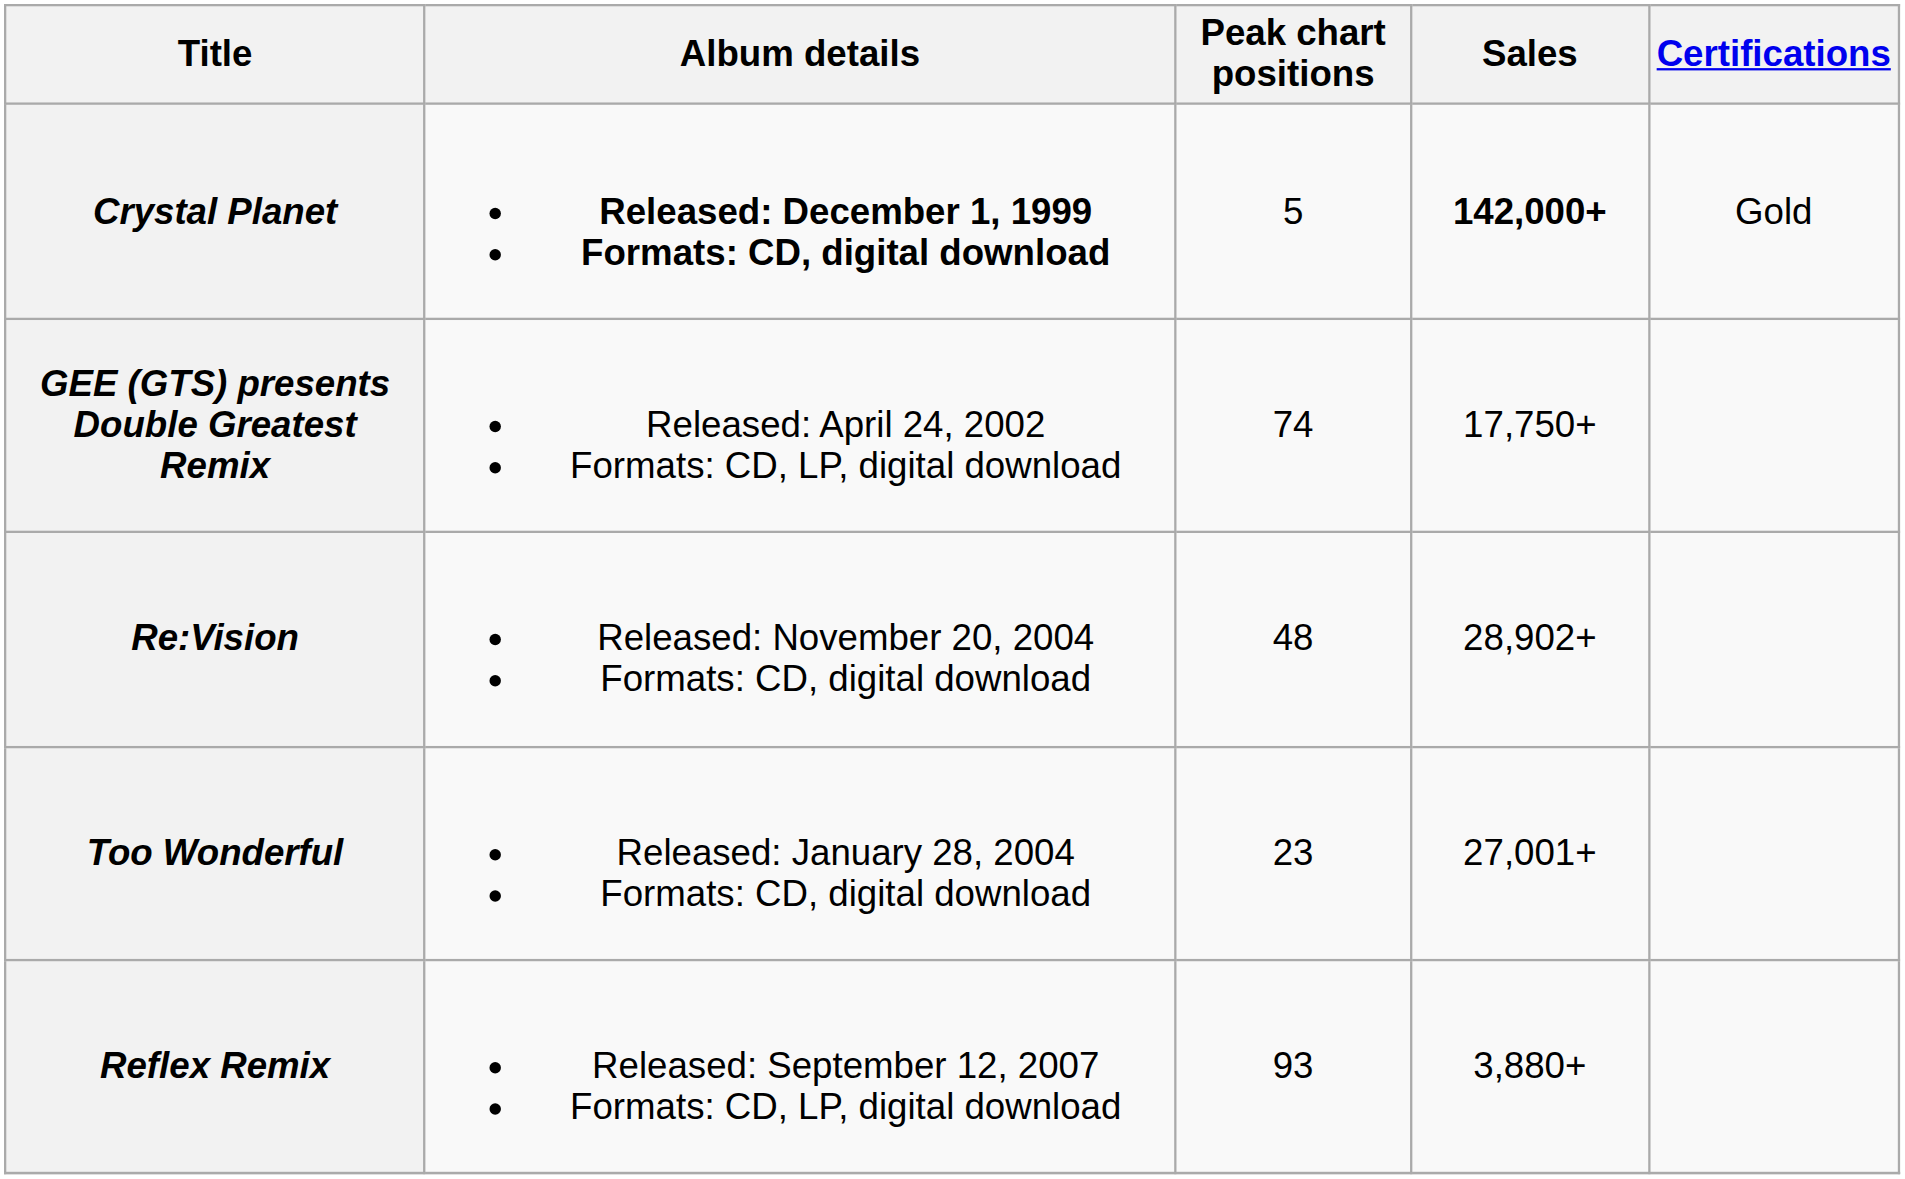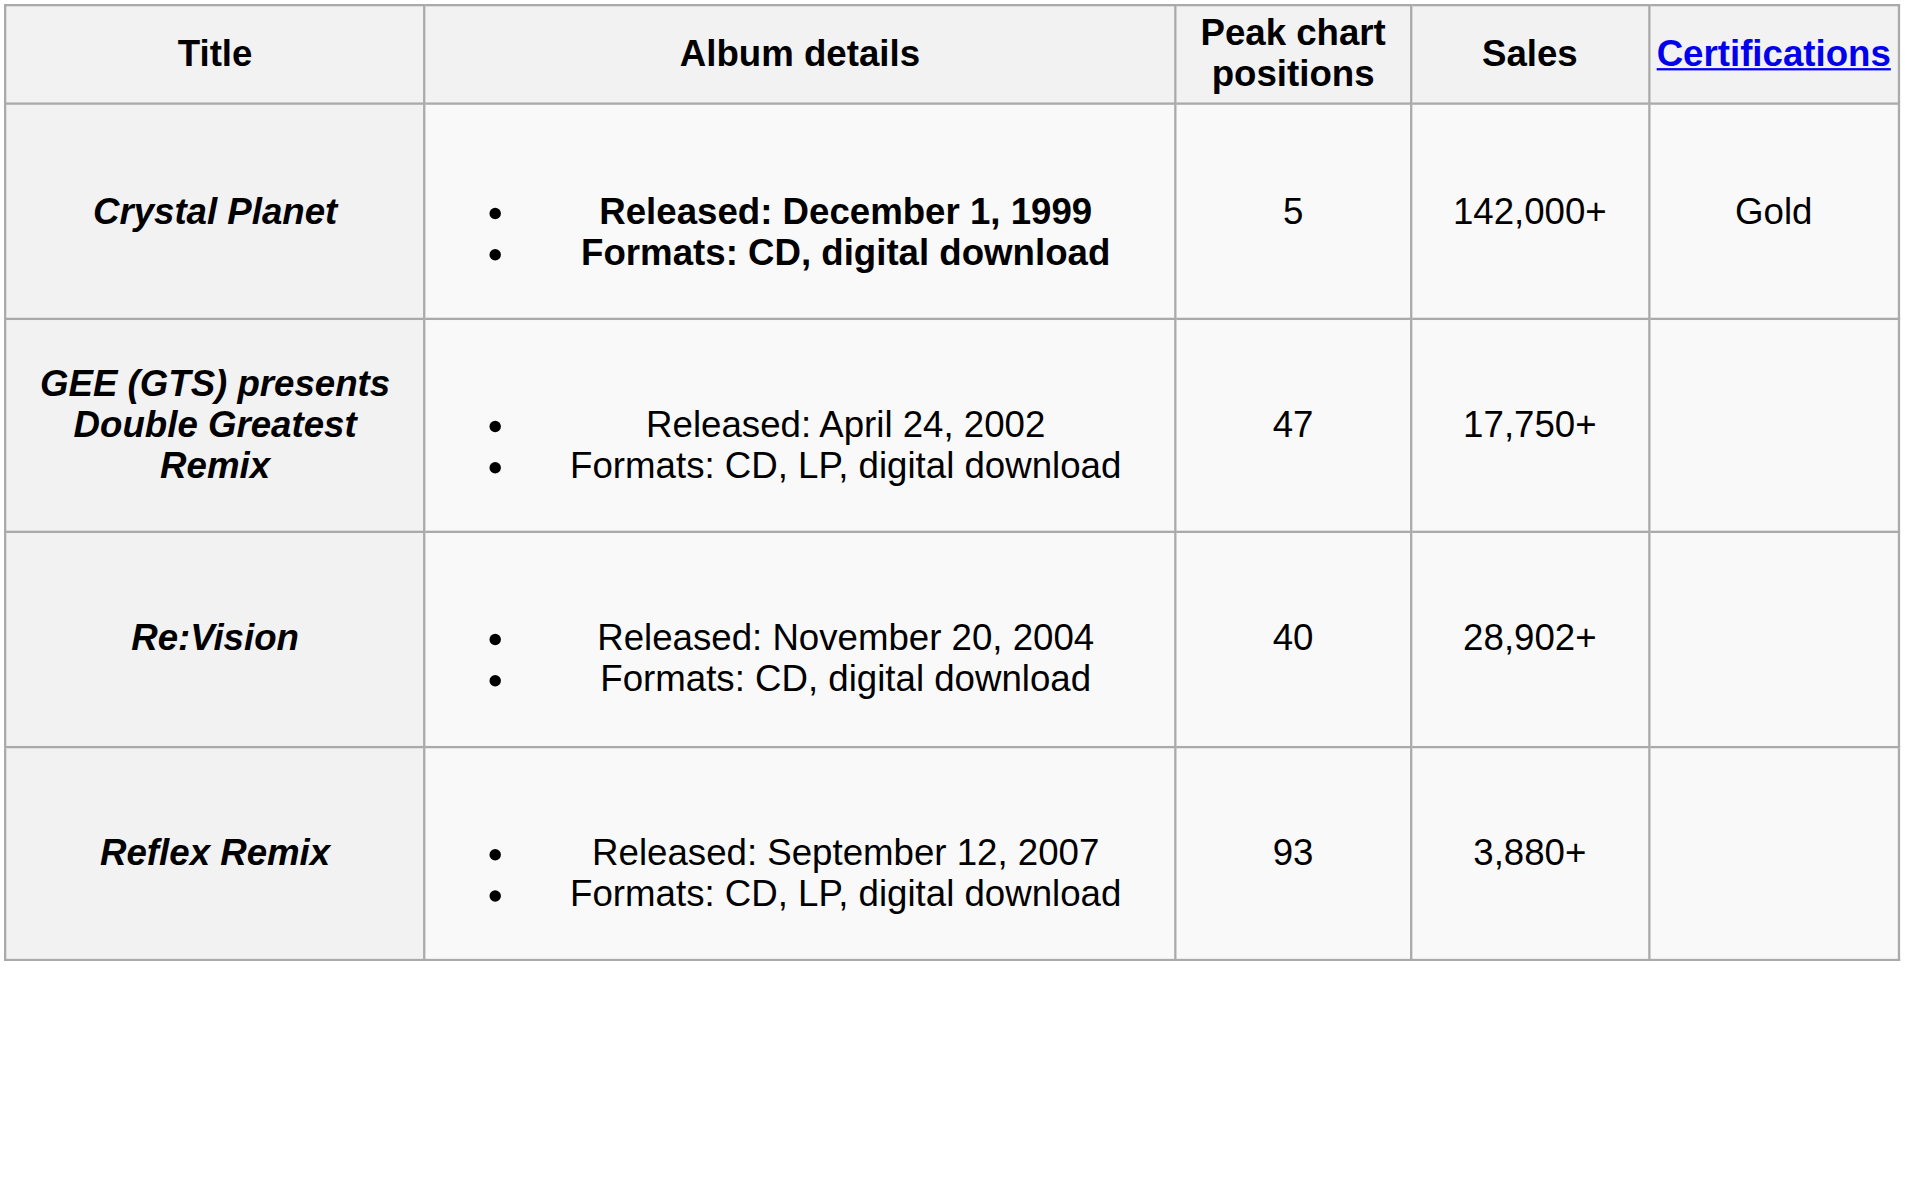(1530, 210) bold -> (1530, 210) normal
(1293, 424) 74 -> (1293, 424) 47
(1293, 638) 48 -> (1293, 638) 40
- row: (215, 852)
